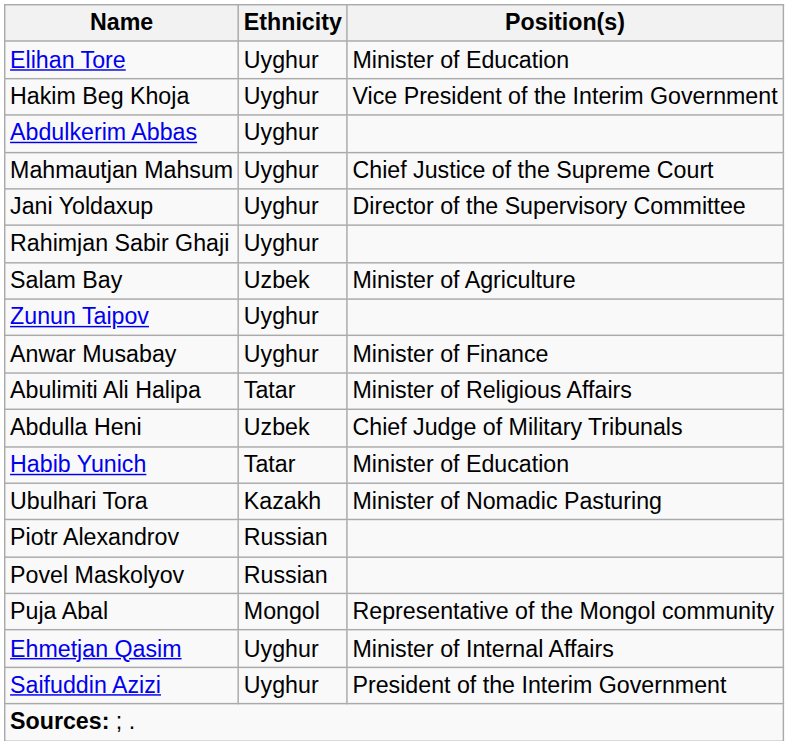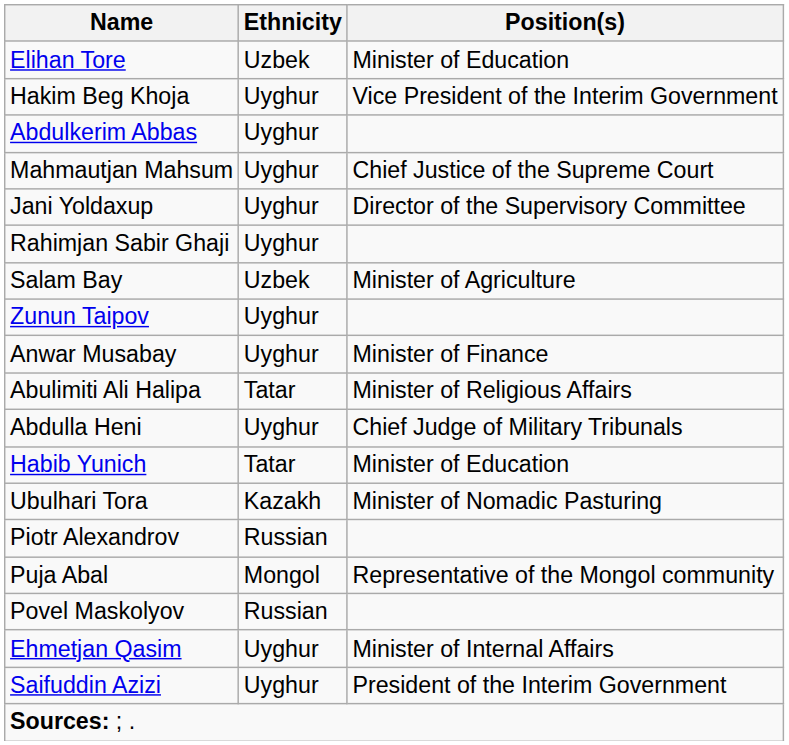(281, 59) Uyghur -> (277, 59) Uzbek
(277, 427) Uzbek -> (281, 427) Uyghur
rows swapped: (97, 574) <-> (59, 611)
